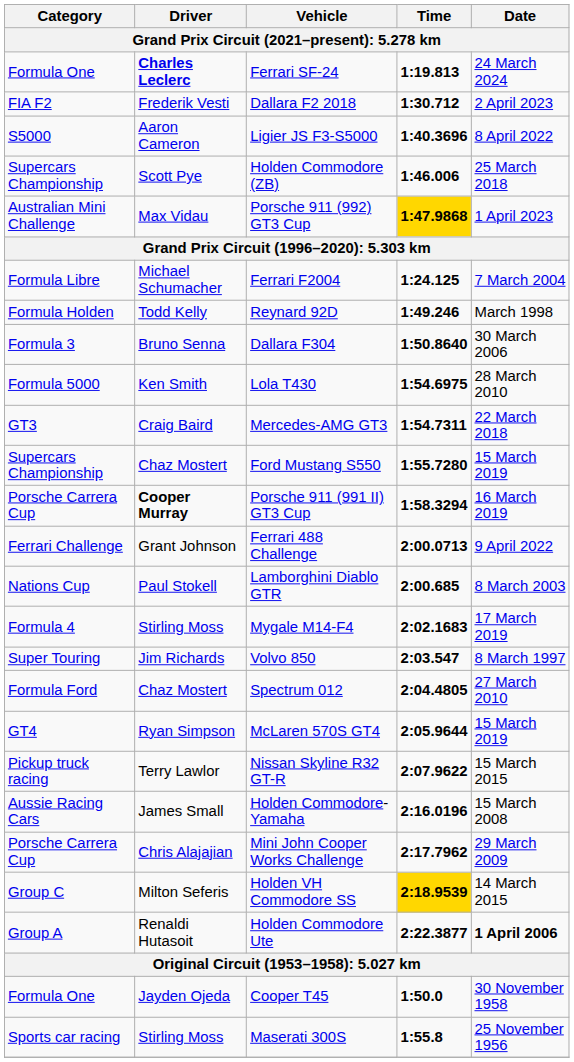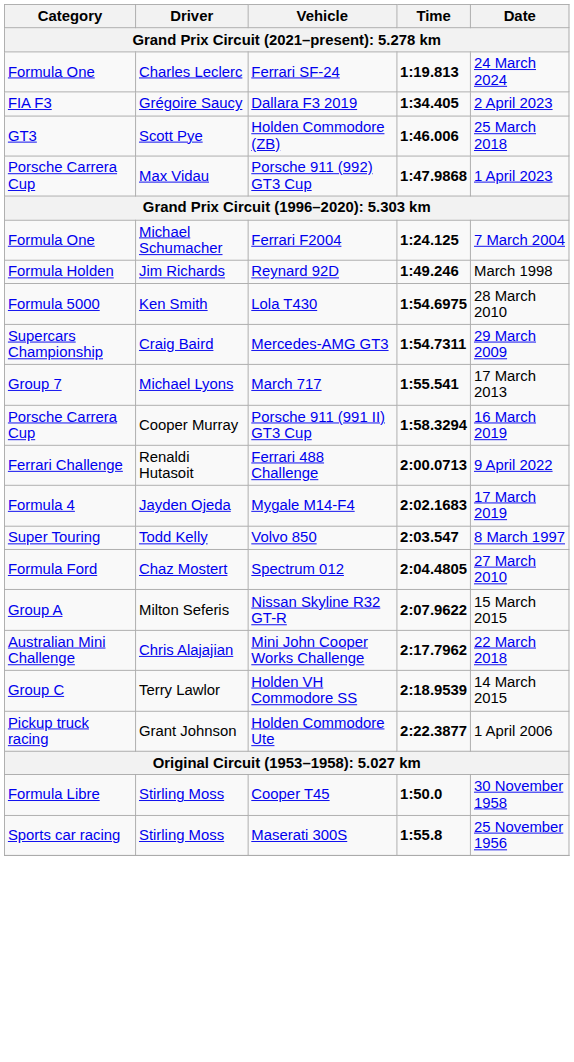(166, 71) bold -> (191, 71) normal
- row: (303, 103)
+ row: (304, 103)
- row: (314, 135)
(55, 176) Supercars Championship -> (22, 135) GT3
(57, 216) Australian Mini Challenge -> (62, 176) Porsche Carrera Cup
(434, 216) gold background -> (434, 176) no background
(54, 280) Formula Libre -> (51, 240) Formula One
(173, 312) Todd Kelly -> (182, 272) Jim Richards
- row: (293, 344)
(22, 425) GT3 -> (55, 344) Supercars Championship
(506, 425) 22 March 2018 -> (505, 344) 29 March 2009
+ row: (286, 384)
- row: (315, 465)
(164, 505) bold -> (189, 425) normal
(187, 546) Grant Johnson -> (166, 465) Renaldi Hutasoit
- row: (314, 586)
(181, 626) Stirling Moss -> (185, 505) Jayden Ojeda
(181, 658) Jim Richards -> (173, 537) Todd Kelly
- row: (315, 731)
(48, 771) Pickup truck racing -> (35, 609) Group A
(179, 771) Terry Lawlor -> (184, 609) Milton Seferis
- row: (319, 811)
(62, 852) Porsche Carrera Cup -> (57, 650) Australian Mini Challenge
(506, 852) 29 March 2009 -> (505, 650) 22 March 2018
(183, 892) Milton Seferis -> (180, 690) Terry Lawlor
(434, 892) gold background -> (434, 690) no background
(35, 932) Group A -> (48, 731) Pickup truck racing
(166, 932) Renaldi Hutasoit -> (188, 731) Grant Johnson
(516, 932) bold -> (513, 731) normal
(51, 996) Formula One -> (54, 794) Formula Libre
(184, 996) Jayden Ojeda -> (182, 794) Stirling Moss
